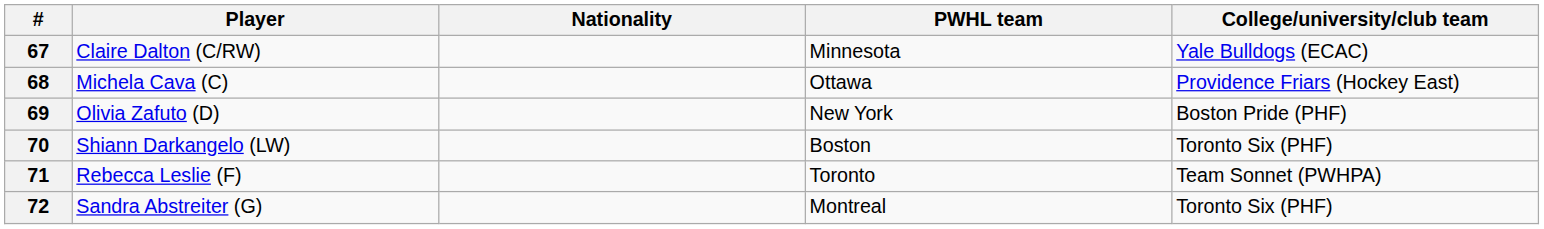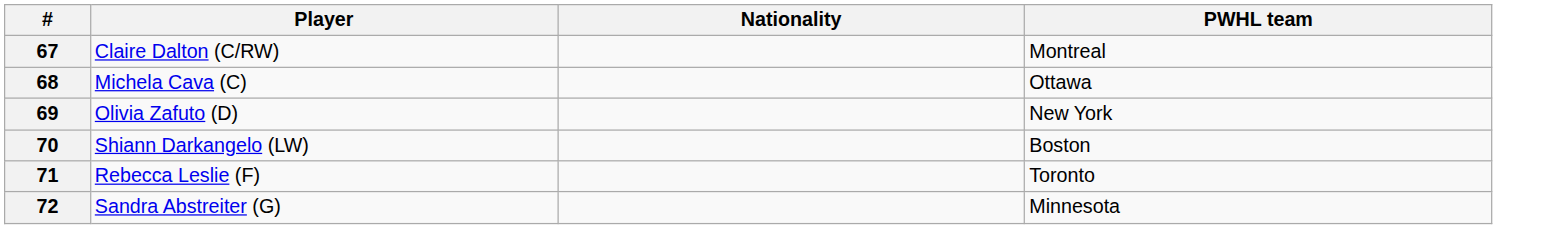- column: (1355, 20)
(855, 51) Minnesota -> (1068, 51) Montreal
(848, 207) Montreal -> (1075, 207) Minnesota
